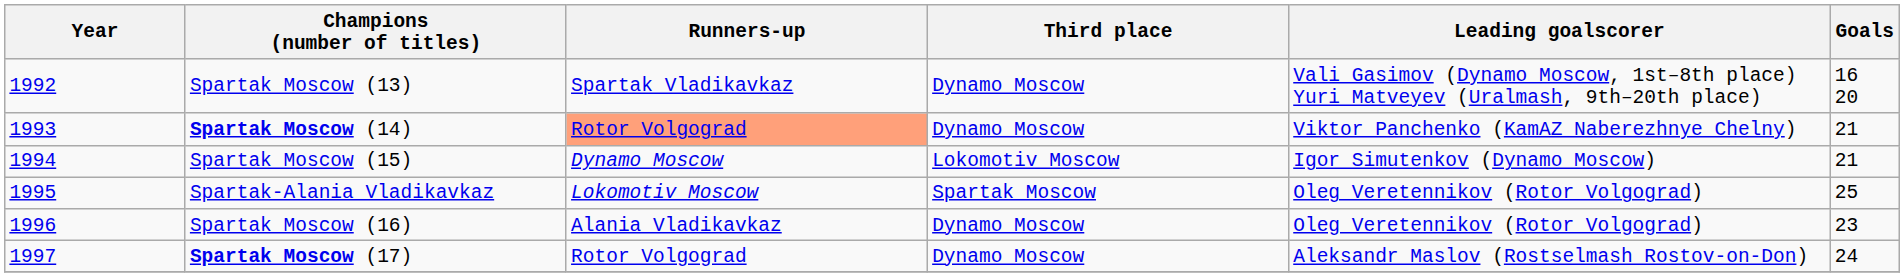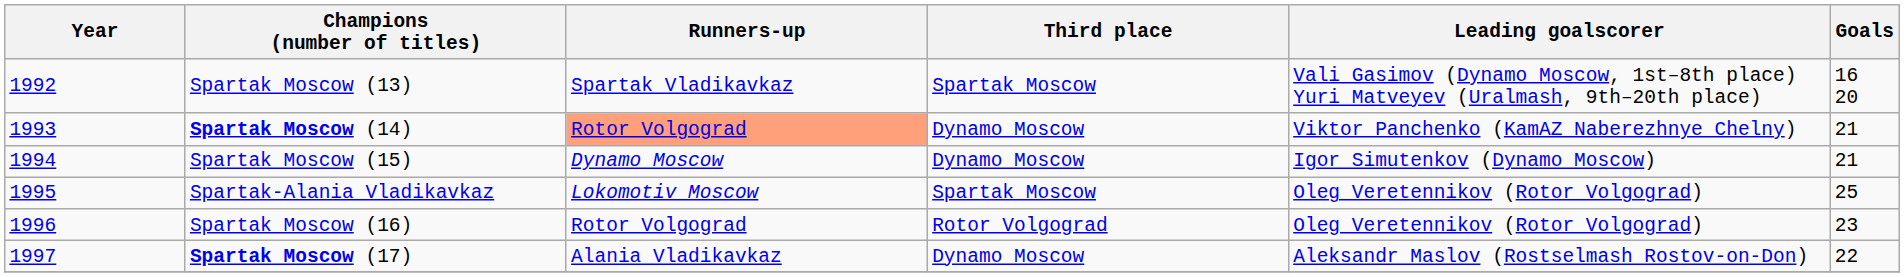(1008, 86) Dynamo Moscow -> (1014, 86) Spartak Moscow
(1026, 161) Lokomotiv Moscow -> (1008, 161) Dynamo Moscow
(676, 225) Alania Vladikavkaz -> (659, 225) Rotor Volgograd
(1008, 225) Dynamo Moscow -> (1020, 225) Rotor Volgograd
(659, 256) Rotor Volgograd -> (676, 256) Alania Vladikavkaz
(1847, 256) 24 -> (1847, 256) 22
